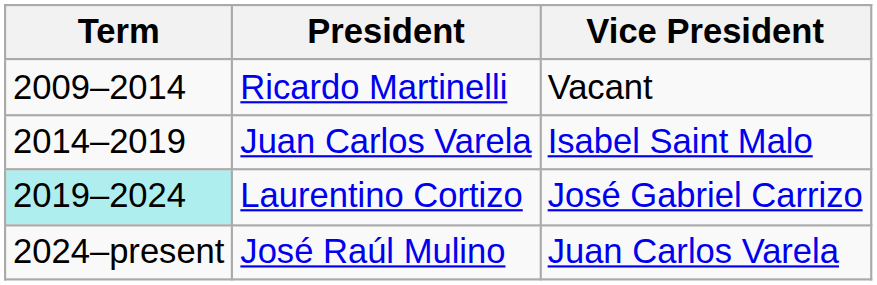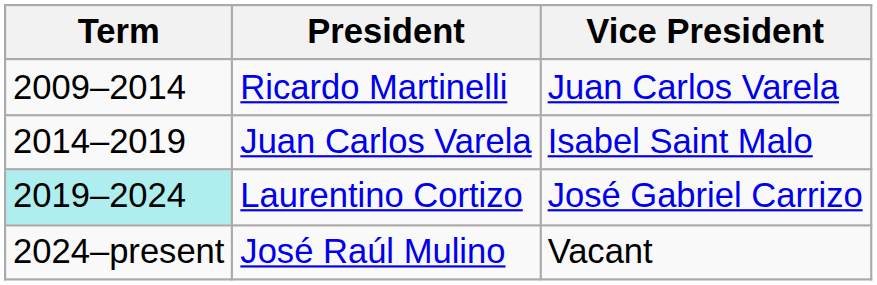(600, 86) Vacant -> (693, 86) Juan Carlos Varela
(693, 251) Juan Carlos Varela -> (600, 251) Vacant
